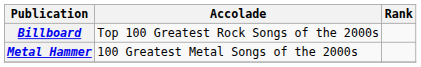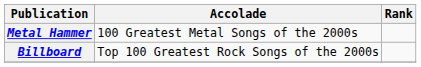rows swapped: (49, 33) <-> (49, 52)
